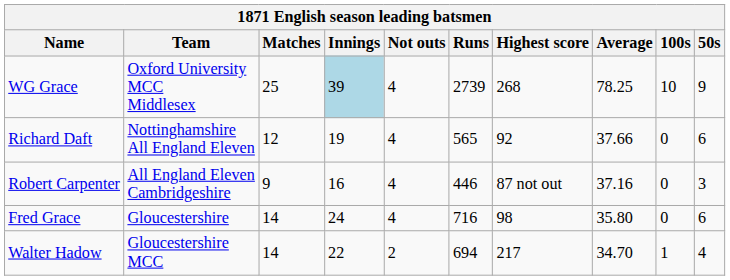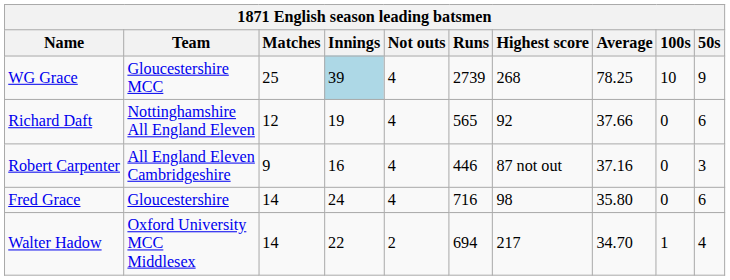(187, 86) Oxford University MCC Middlesex -> (178, 77) Gloucestershire MCC
(178, 252) Gloucestershire MCC -> (187, 243) Oxford University MCC Middlesex
